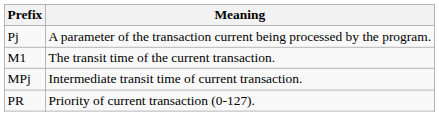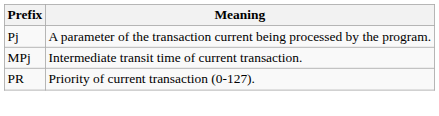- row: (17, 57)
